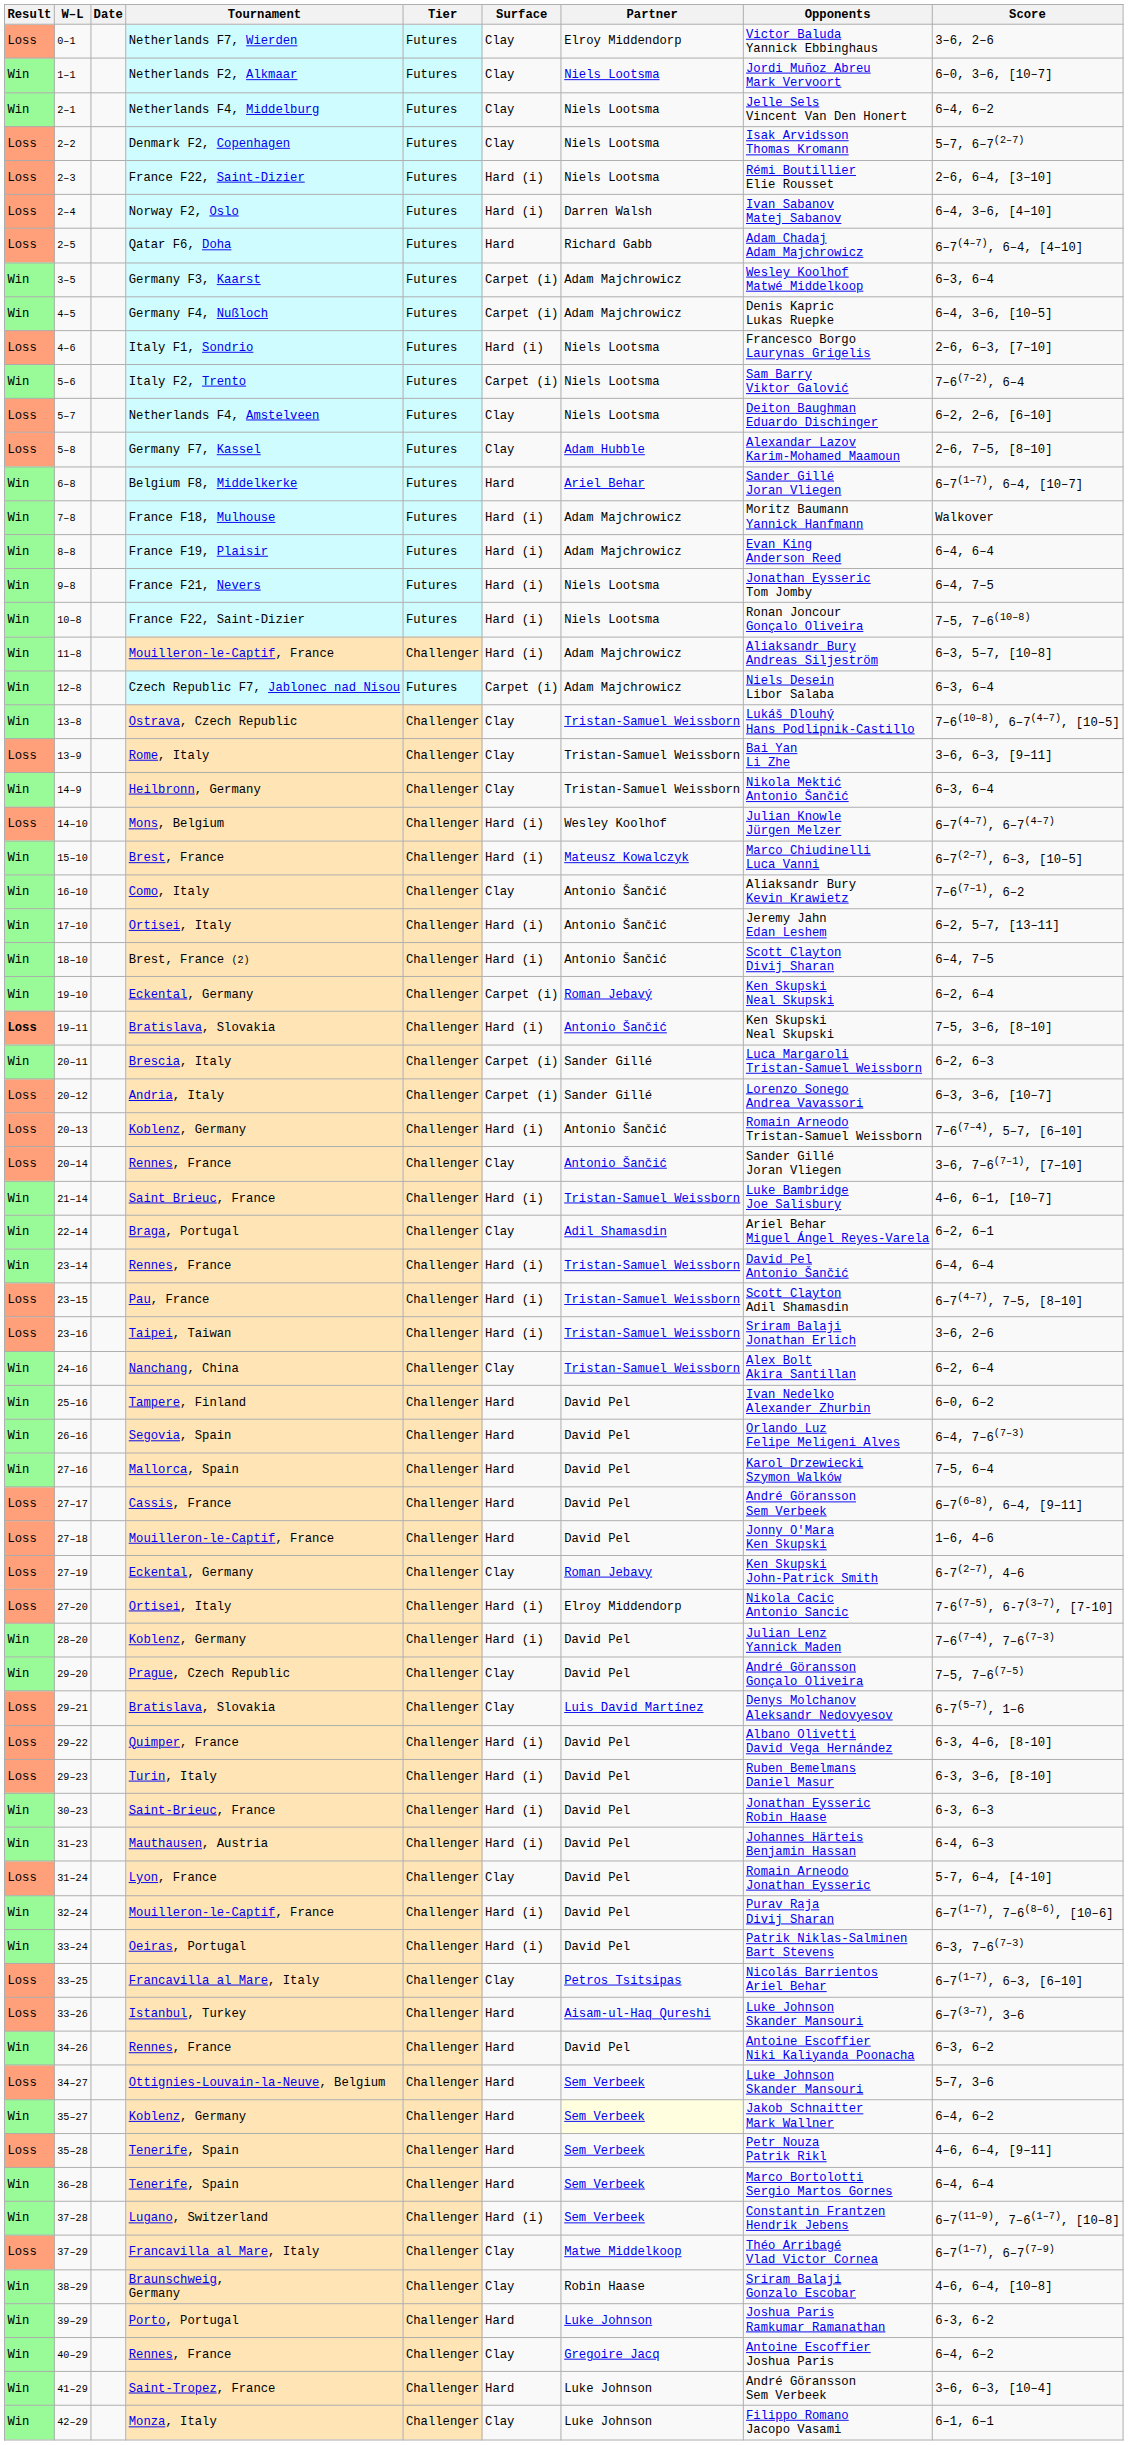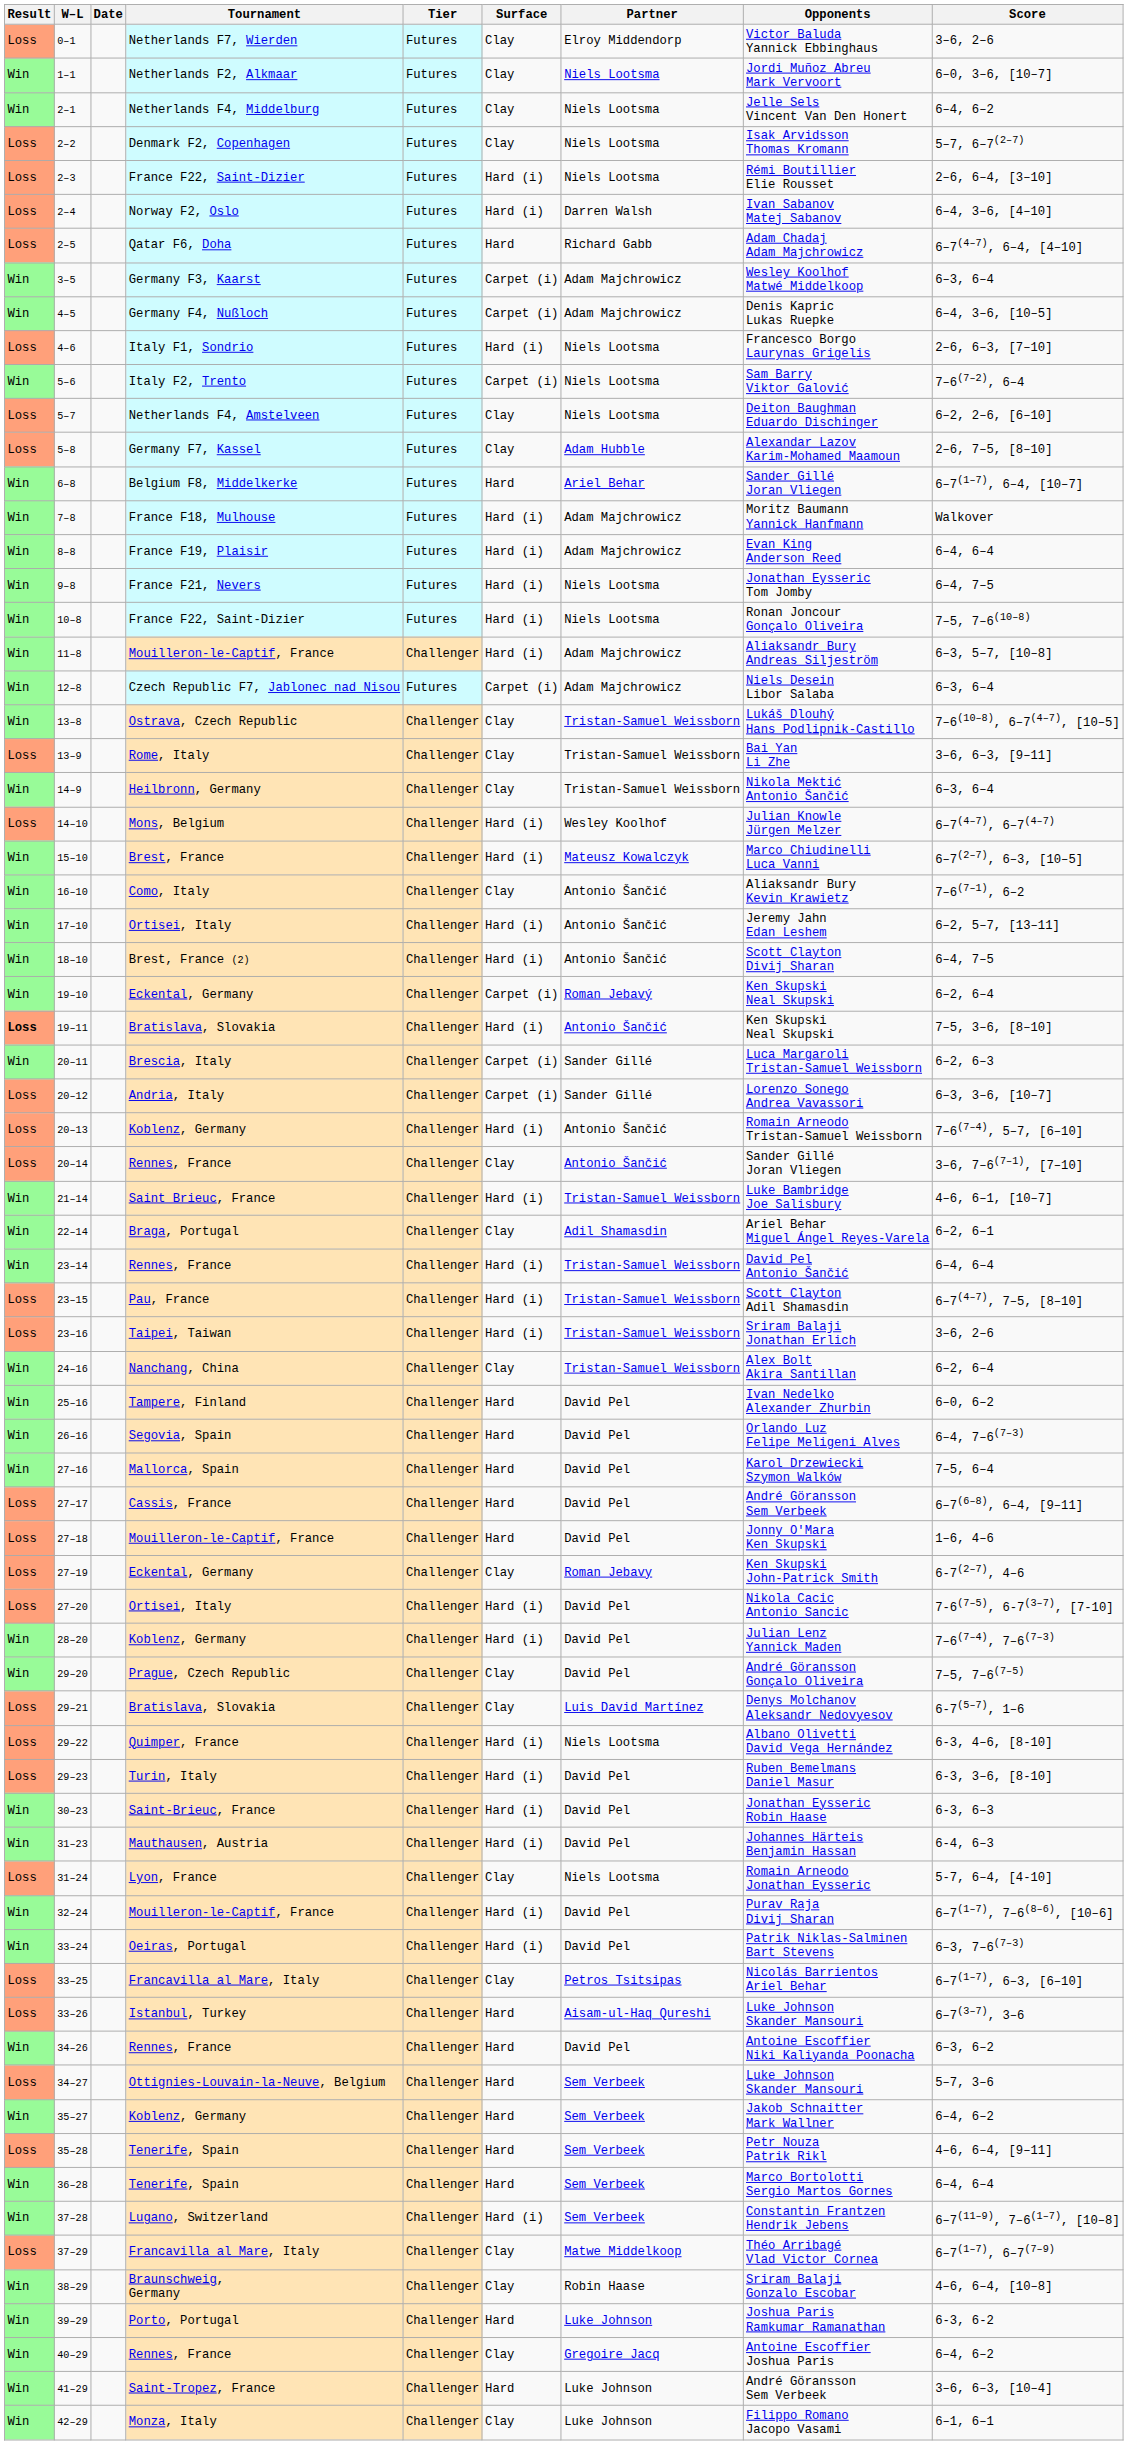(623, 1606) Elroy Middendorp -> (597, 1606) David Pel
(597, 1742) David Pel -> (612, 1742) Niels Lootsma
(597, 1878) David Pel -> (612, 1878) Niels Lootsma
(605, 2116) lightyellow background -> (605, 2116) no background
